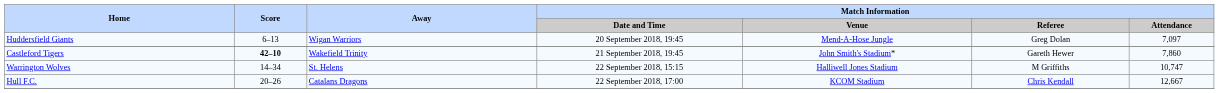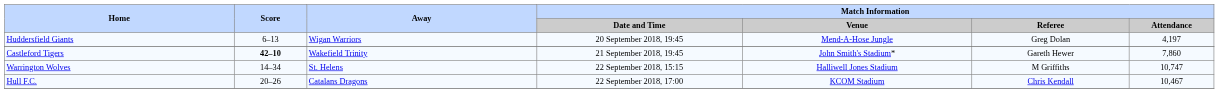(1172, 39) 7,097 -> (1172, 39) 4,197
(1172, 81) 12,667 -> (1172, 81) 10,467
